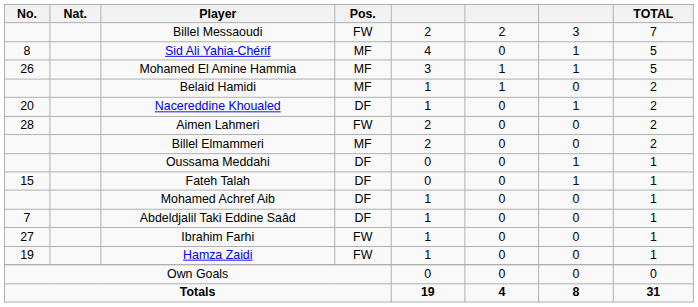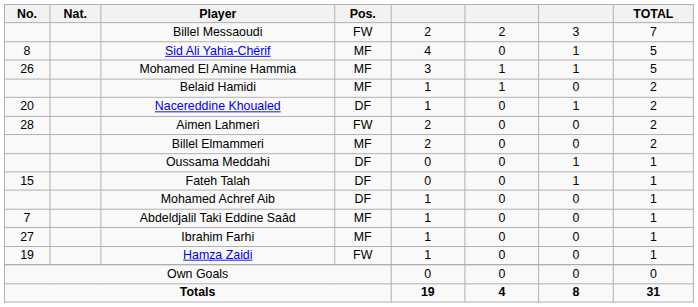(363, 217) DF -> (363, 217) MF
(363, 236) FW -> (363, 236) MF
